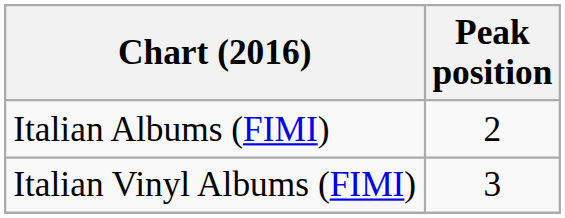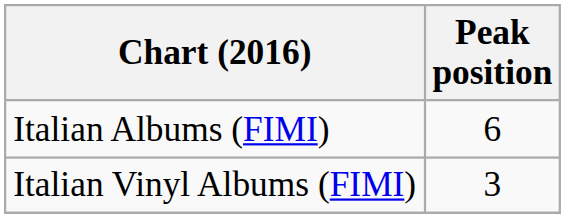(492, 128) 2 -> (492, 128) 6
